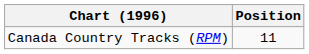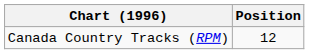(268, 38) 11 -> (268, 38) 12
